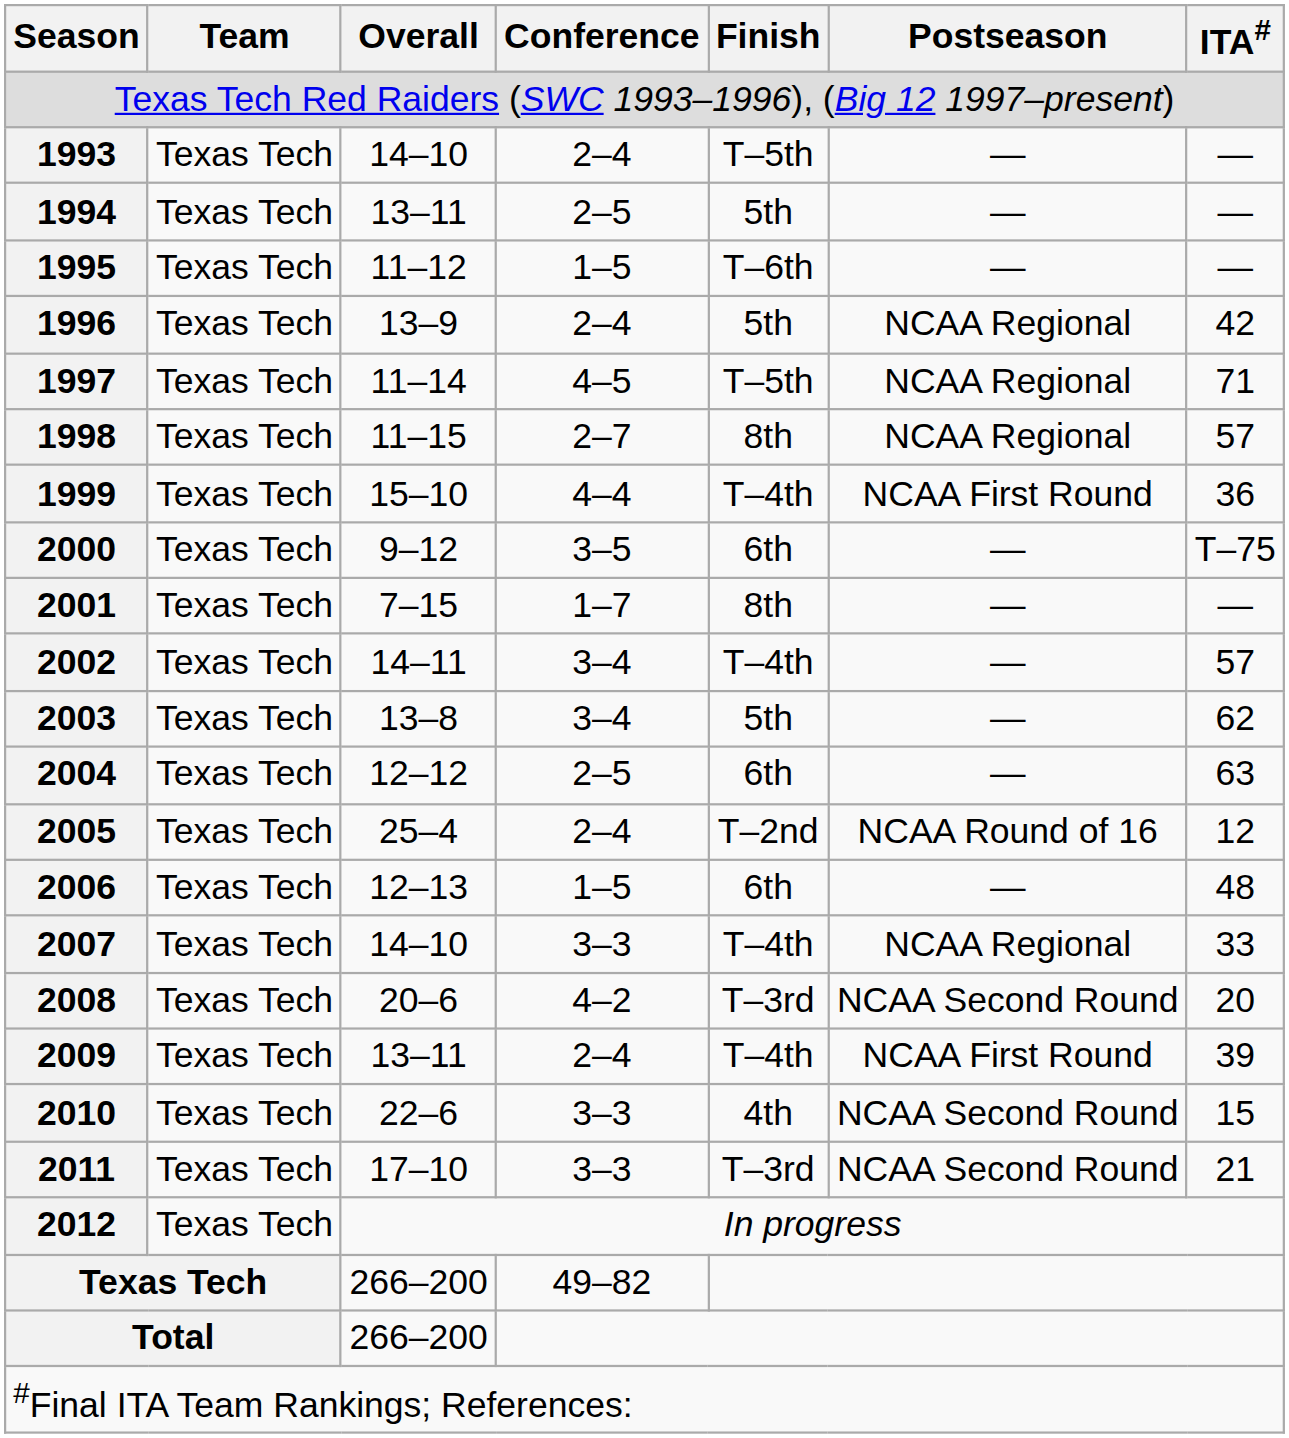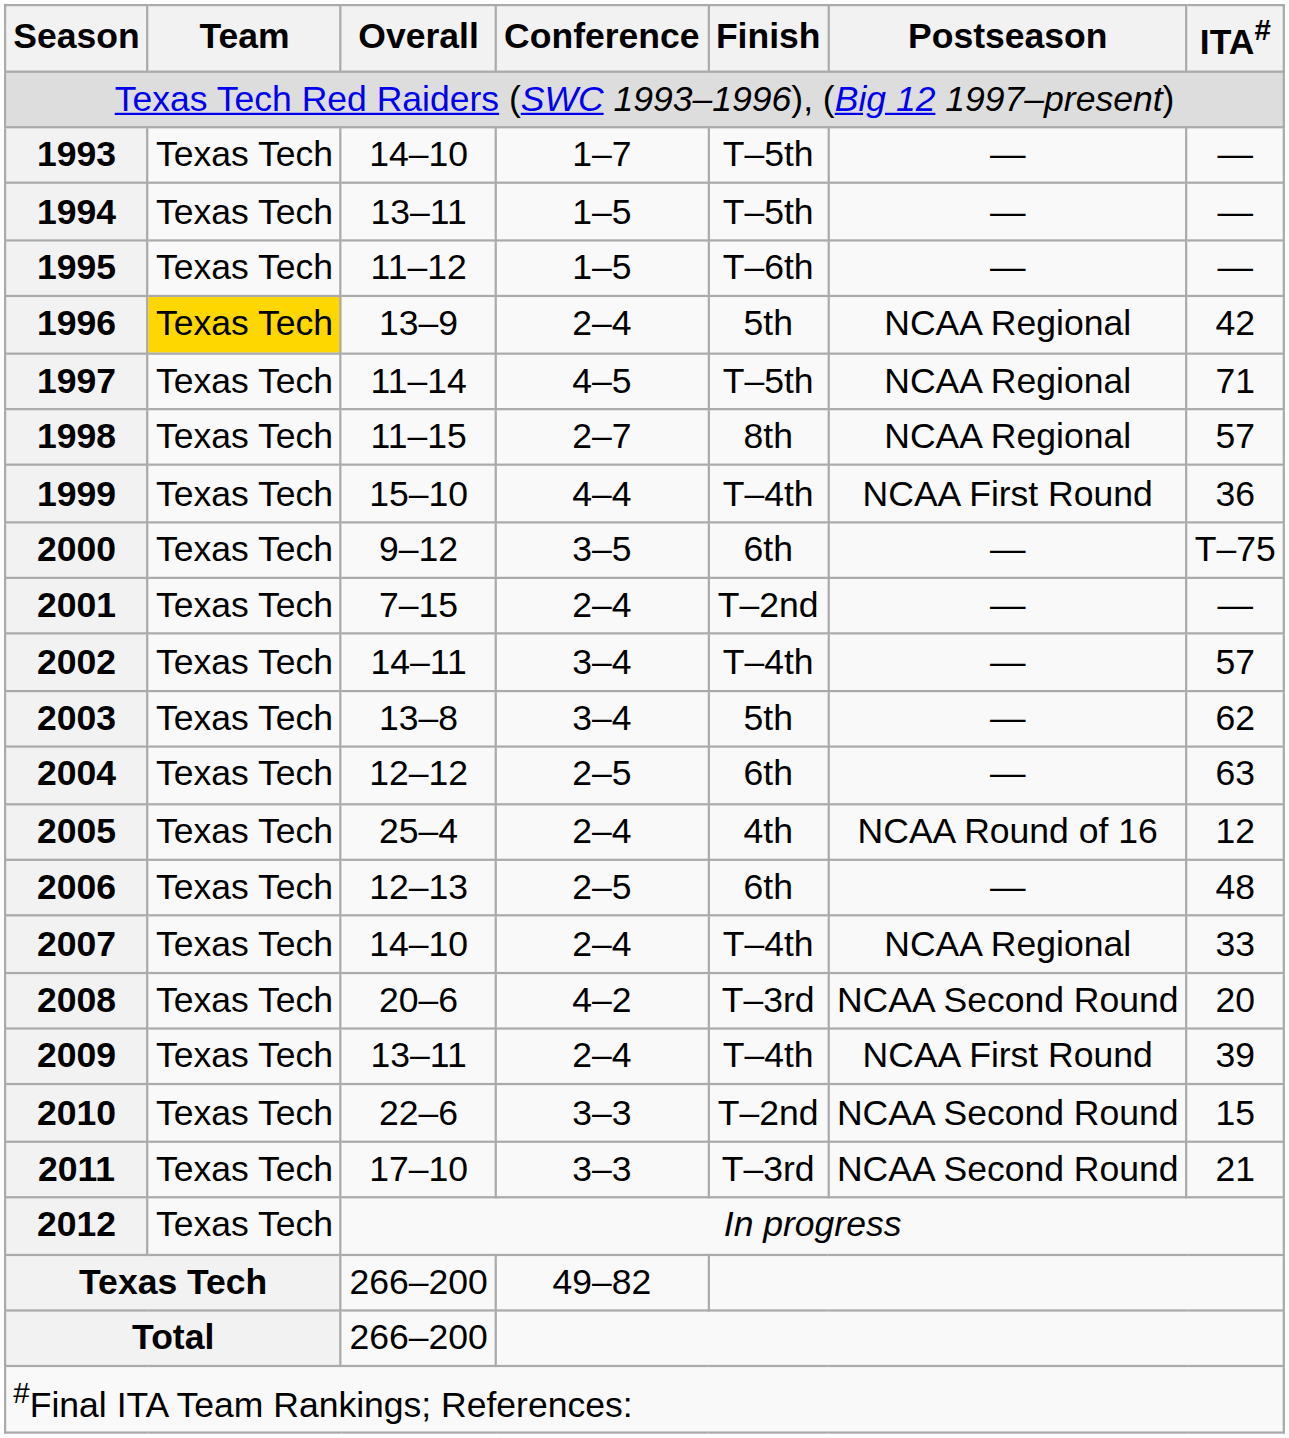(602, 154) 2–4 -> (602, 154) 1–7
(602, 211) 2–5 -> (602, 211) 1–5
(768, 211) 5th -> (768, 211) T–5th
(245, 323) no background -> (245, 323) gold background
(602, 605) 1–7 -> (602, 605) 2–4
(768, 605) 8th -> (768, 605) T–2nd
(768, 830) T–2nd -> (768, 830) 4th
(602, 887) 1–5 -> (602, 887) 2–5
(602, 943) 3–3 -> (602, 943) 2–4
(768, 1112) 4th -> (768, 1112) T–2nd
